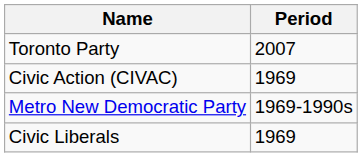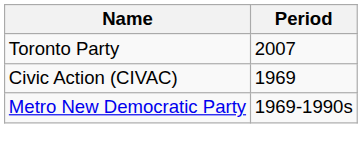- row: (64, 136)
